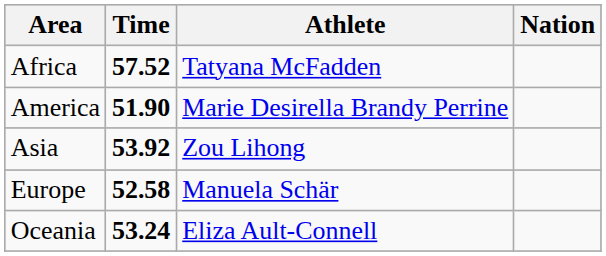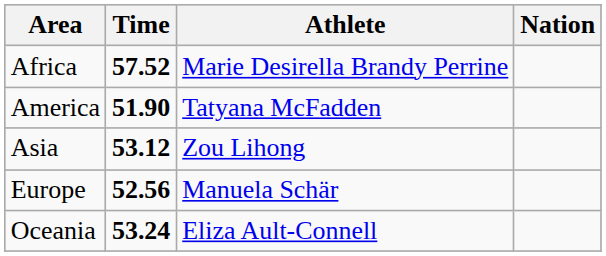(282, 66) Tatyana McFadden -> (345, 66) Marie Desirella Brandy Perrine
(345, 107) Marie Desirella Brandy Perrine -> (282, 107) Tatyana McFadden
(141, 148) 53.92 -> (141, 148) 53.12
(141, 189) 52.58 -> (141, 189) 52.56
